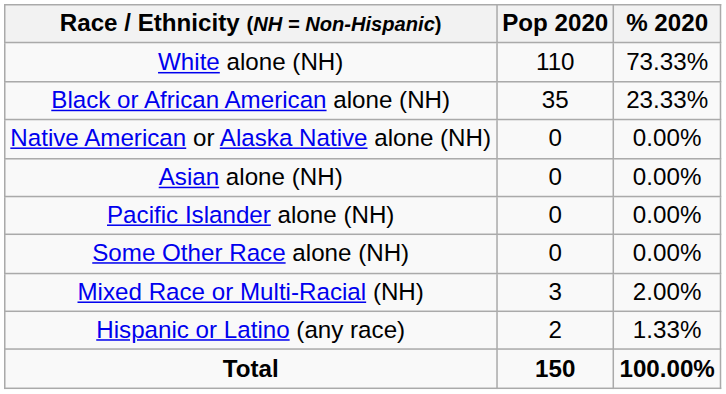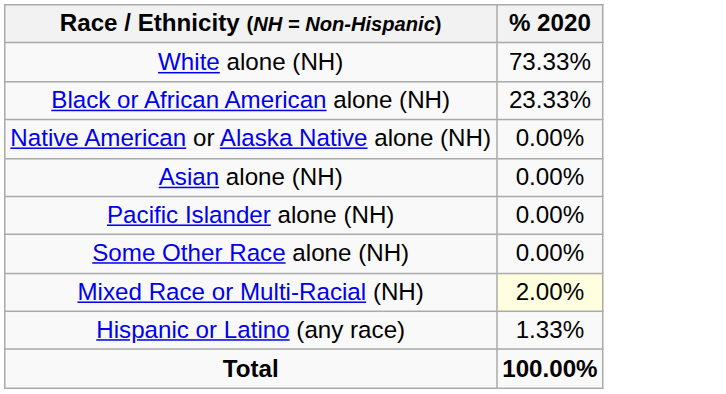- column: (555, 23)
(667, 291) no background -> (550, 291) lightyellow background
